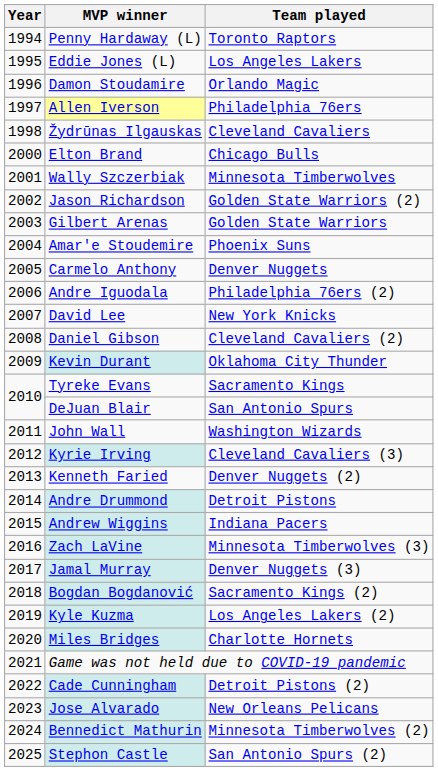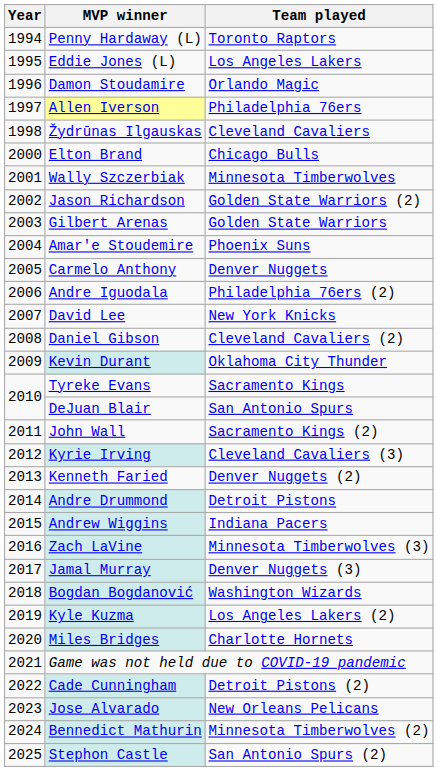(285, 432) Washington Wizards -> (294, 432) Sacramento Kings (2)
(294, 593) Sacramento Kings (2) -> (285, 593) Washington Wizards
